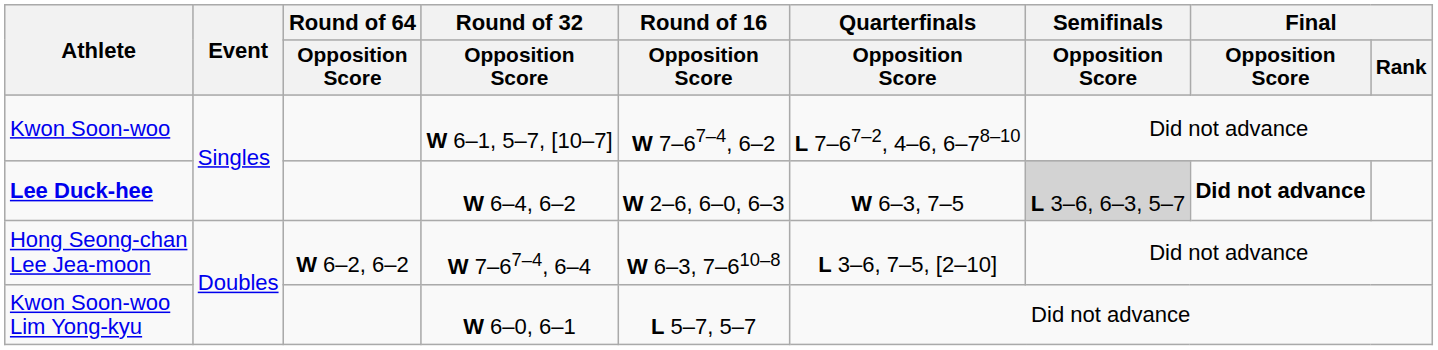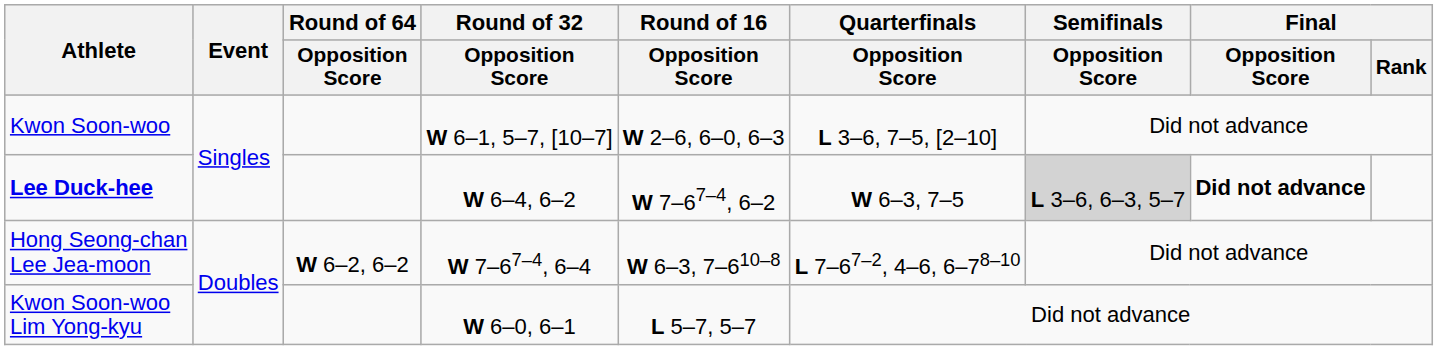(704, 141) W 7–67–4, 6–2 -> (704, 138) W 2–6, 6–0, 6–3
(908, 141) L 7–67–2, 4–6, 6–78–10 -> (908, 138) L 3–6, 7–5, [2–10]
(704, 203) W 2–6, 6–0, 6–3 -> (704, 200) W 7–67–4, 6–2
(908, 265) L 3–6, 7–5, [2–10] -> (908, 265) L 7–67–2, 4–6, 6–78–10
